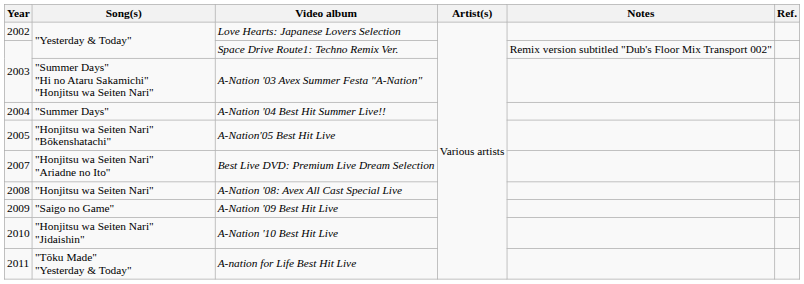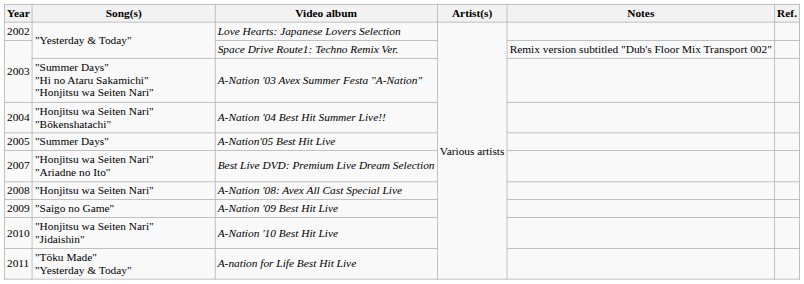(72, 111) "Summer Days" -> (94, 117) "Honjitsu wa Seiten Nari" "Bōkenshatachi"
(94, 135) "Honjitsu wa Seiten Nari" "Bōkenshatachi" -> (72, 141) "Summer Days"
